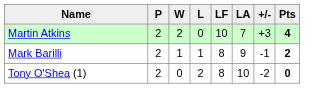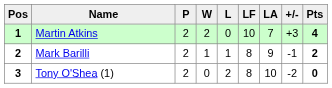+ column: (18, 14)
